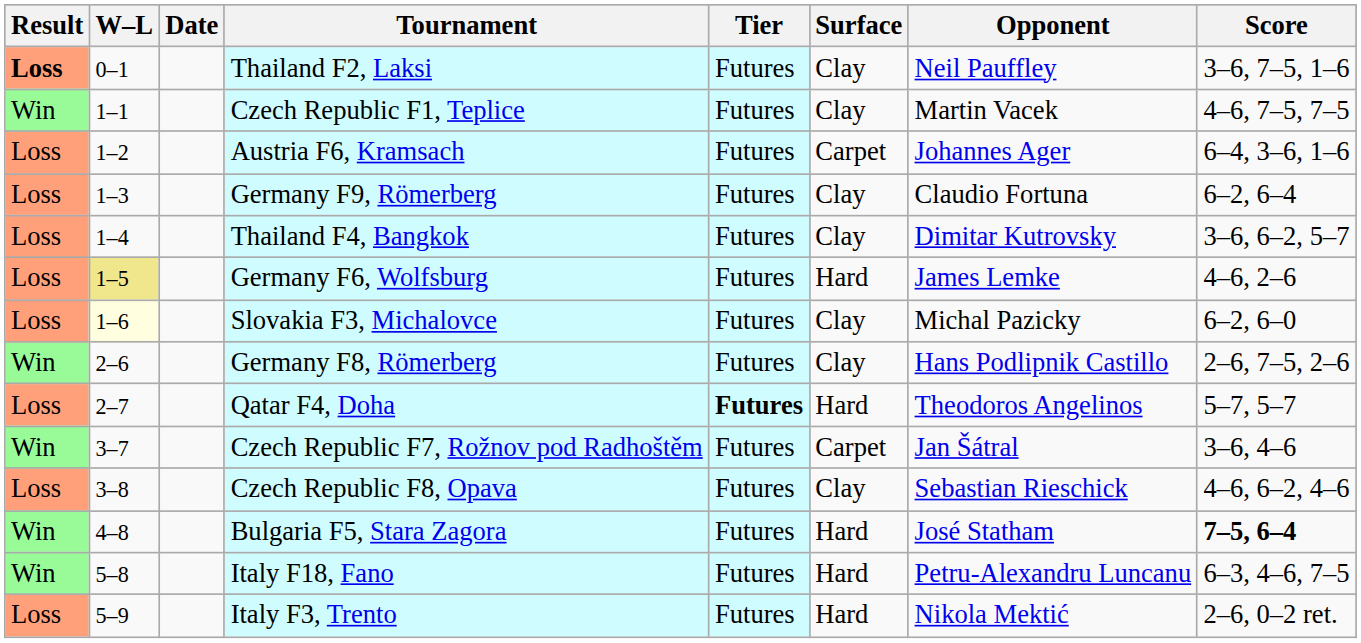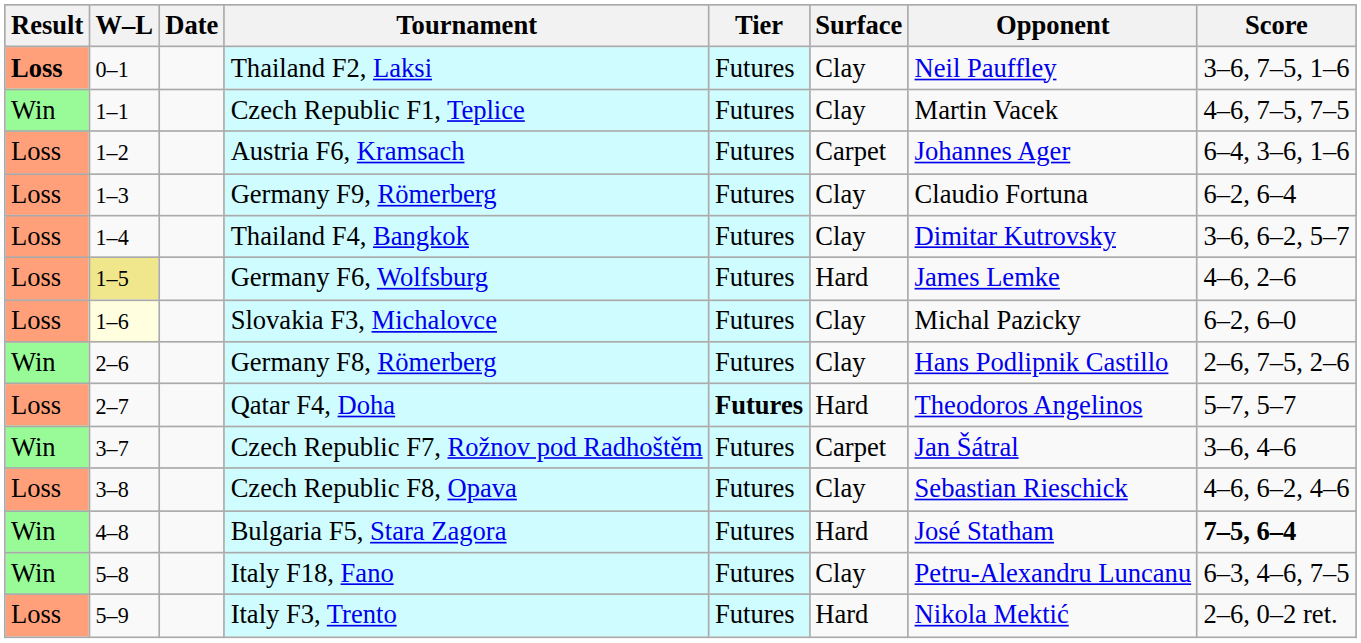(842, 573) Hard -> (840, 573) Clay
